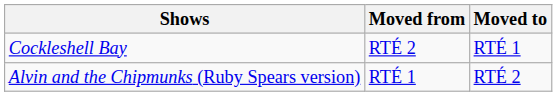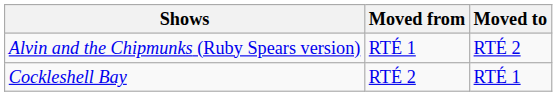rows swapped: (185, 76) <-> (68, 47)
